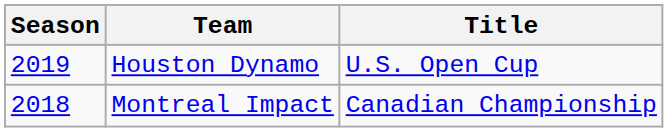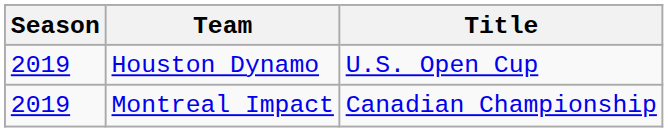(40, 106) 2018 -> (40, 106) 2019
